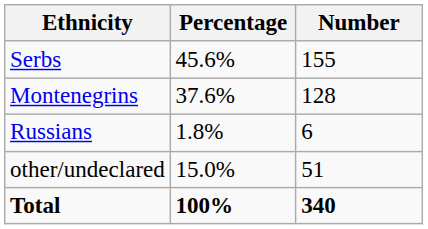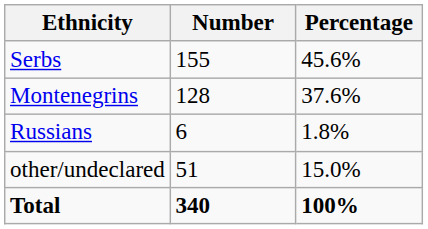columns swapped: (359, 22) <-> (233, 22)
